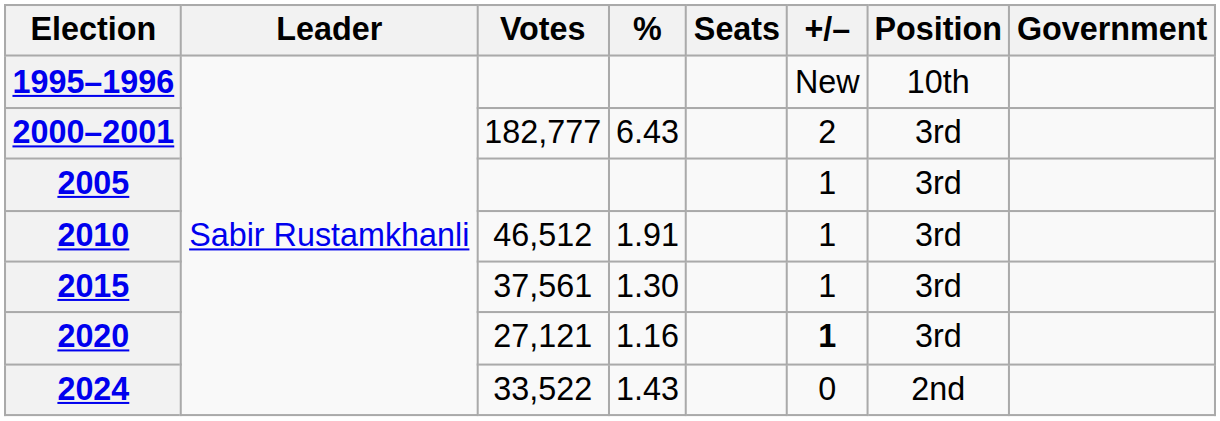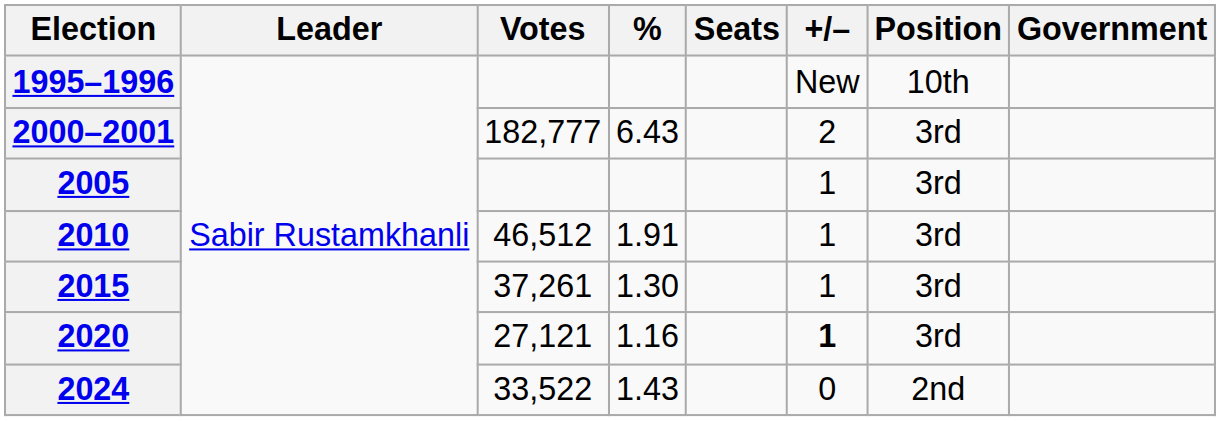(543, 286) 37,561 -> (543, 286) 37,261
